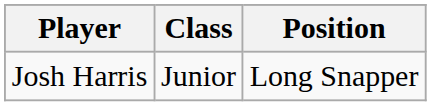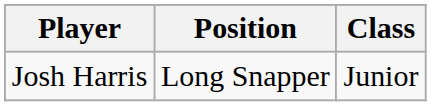columns swapped: (198, 28) <-> (334, 28)
